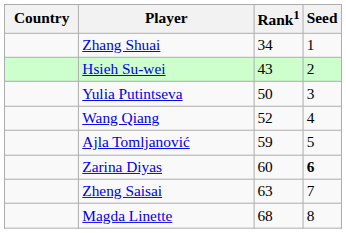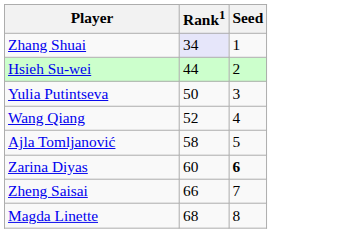- column: (42, 18)
(265, 45) no background -> (191, 45) lavender background
(265, 69) 43 -> (191, 69) 44
(265, 142) 59 -> (191, 142) 58
(265, 191) 63 -> (191, 191) 66
